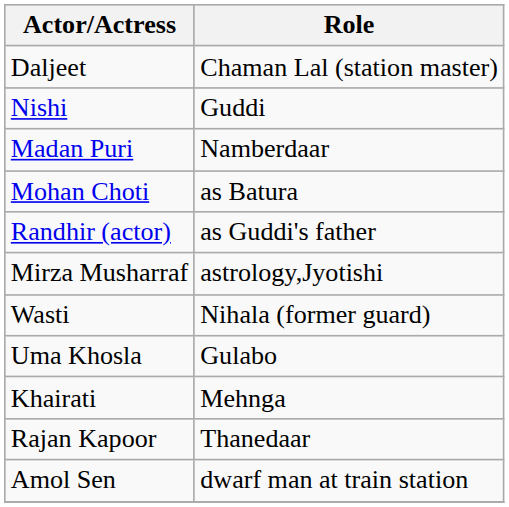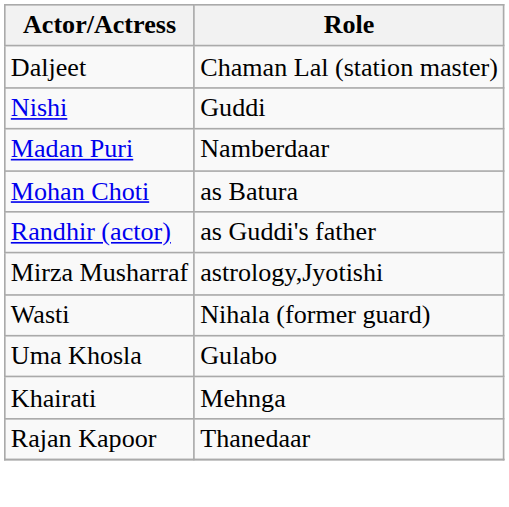- row: (63, 480)
